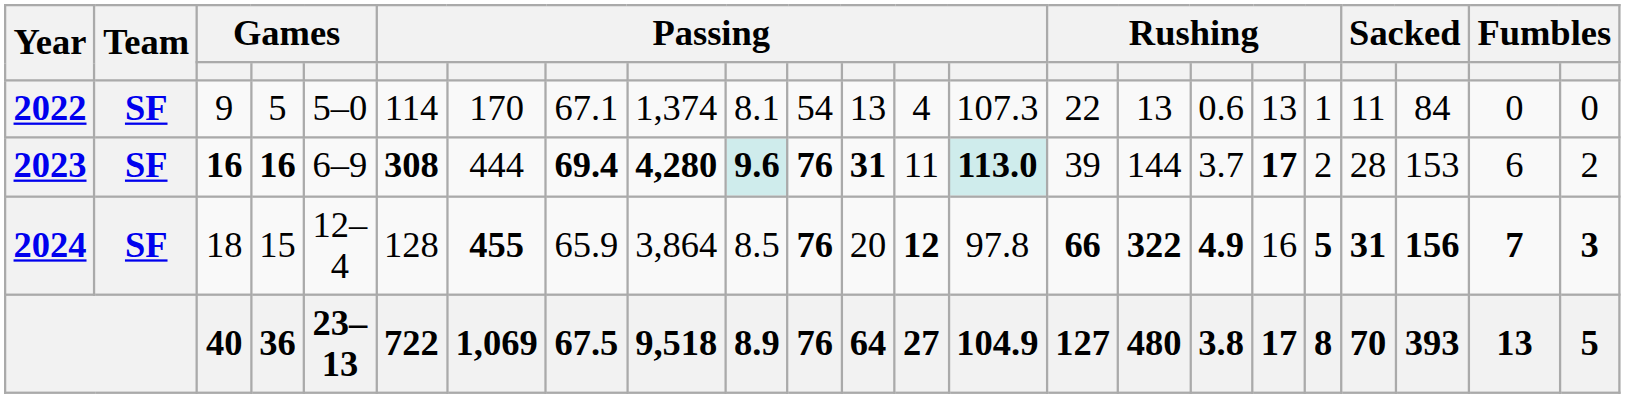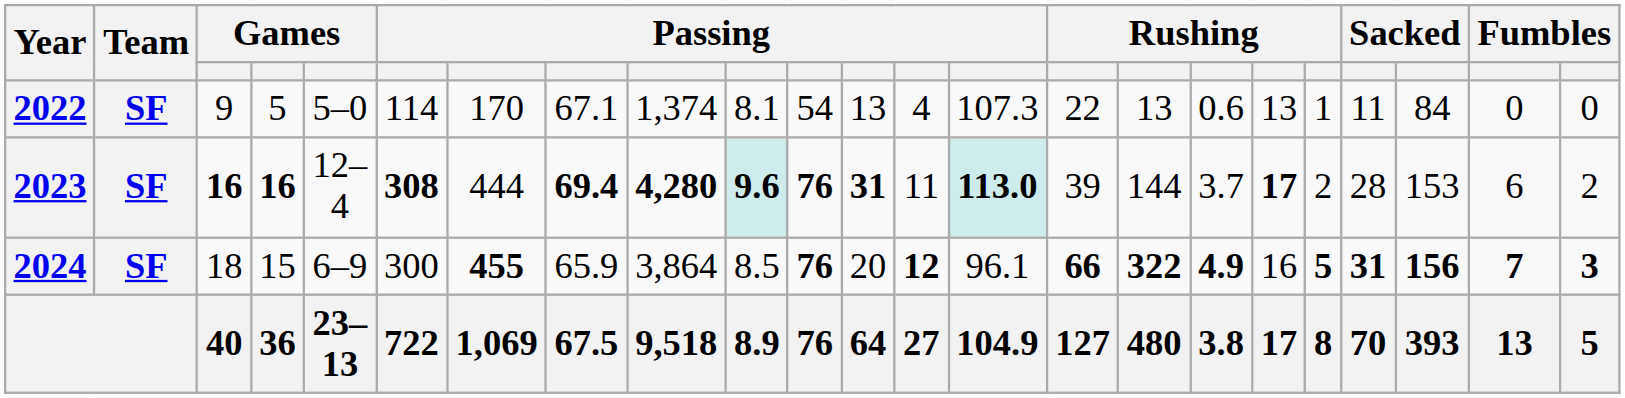(340, 165) 6–9 -> (340, 186) 12–4
(340, 244) 12–4 -> (340, 264) 6–9
(411, 244) 128 -> (411, 264) 300
(997, 244) 97.8 -> (997, 264) 96.1
